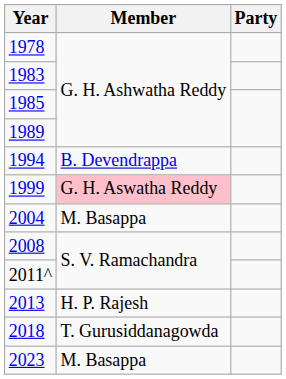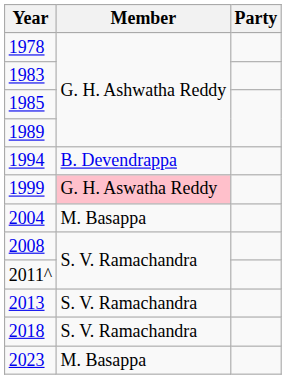(104, 302) H. P. Rajesh -> (129, 302) S. V. Ramachandra
(140, 331) T. Gurusiddanagowda -> (129, 331) S. V. Ramachandra
